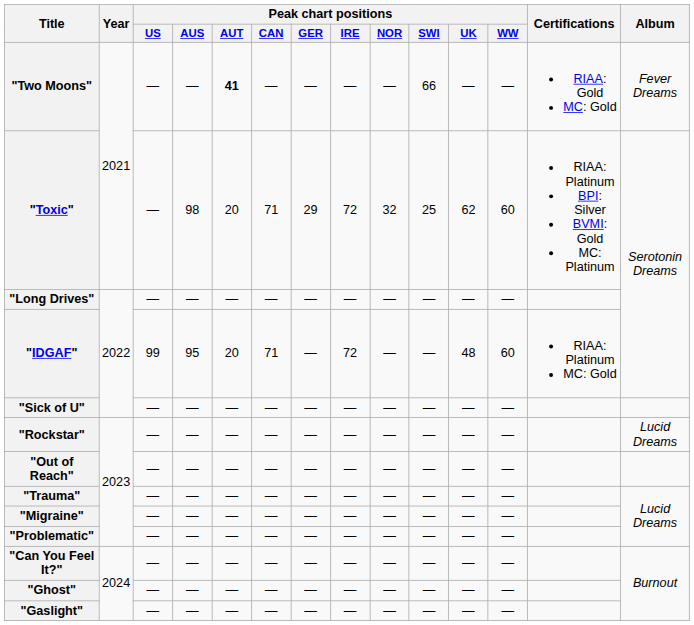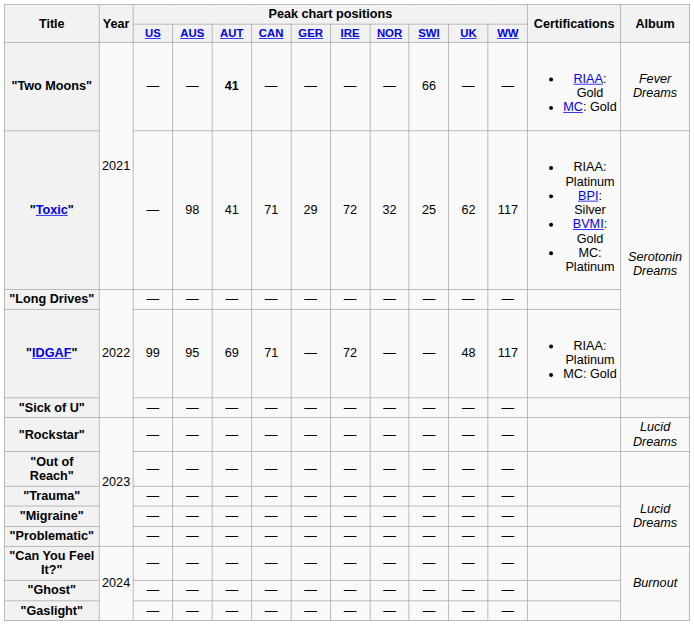(232, 210) 20 -> (232, 210) 41
(508, 210) 60 -> (508, 210) 117
(232, 353) 20 -> (232, 353) 69
(508, 353) 60 -> (508, 353) 117
